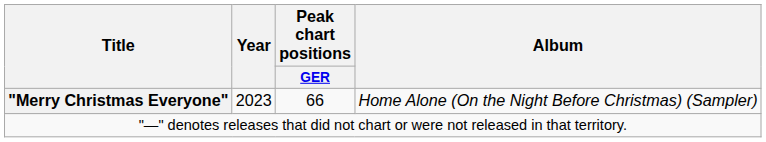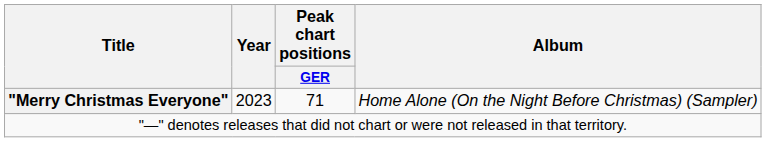(315, 100) 66 -> (315, 100) 71
